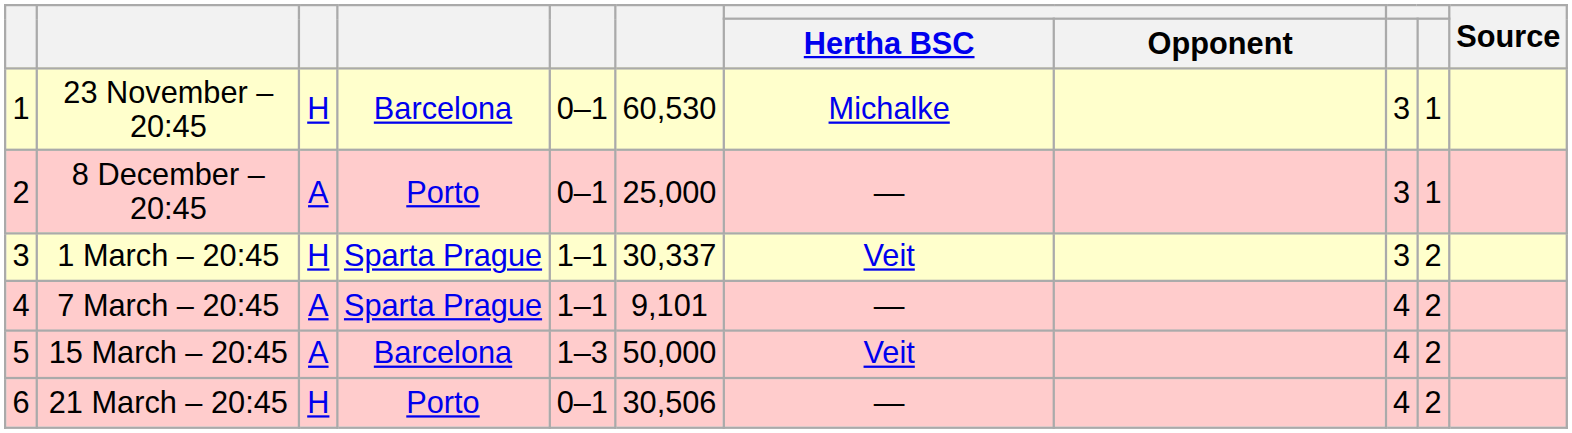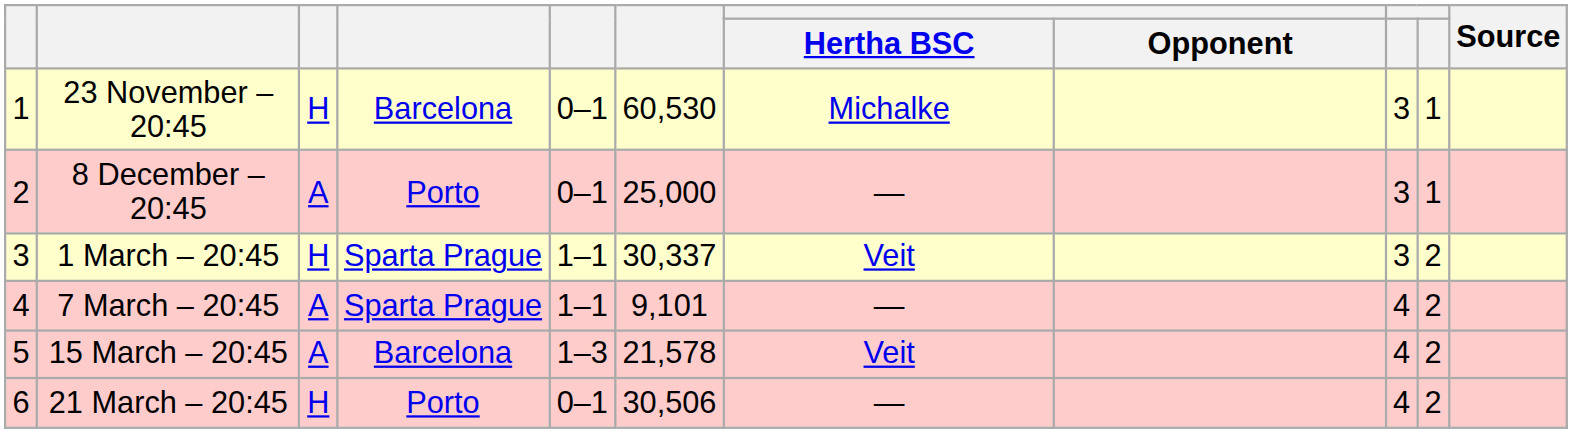(669, 354) 50,000 -> (669, 354) 21,578
